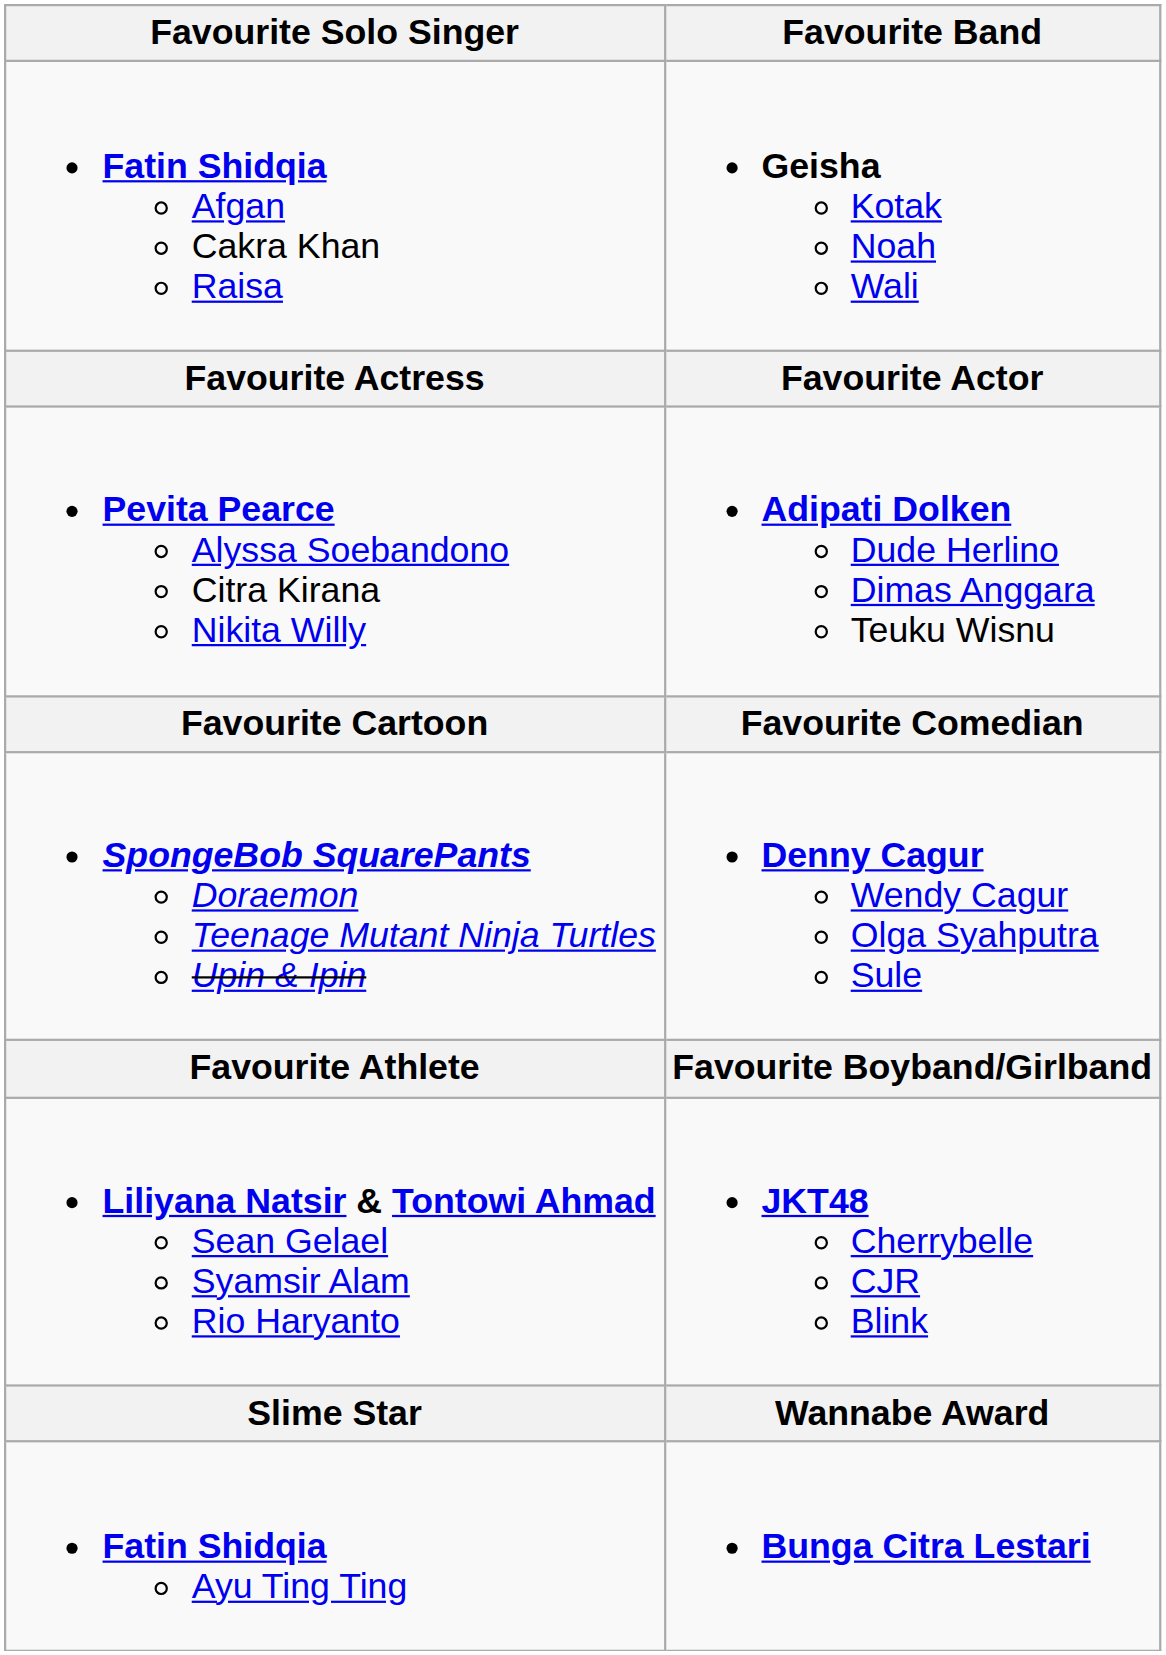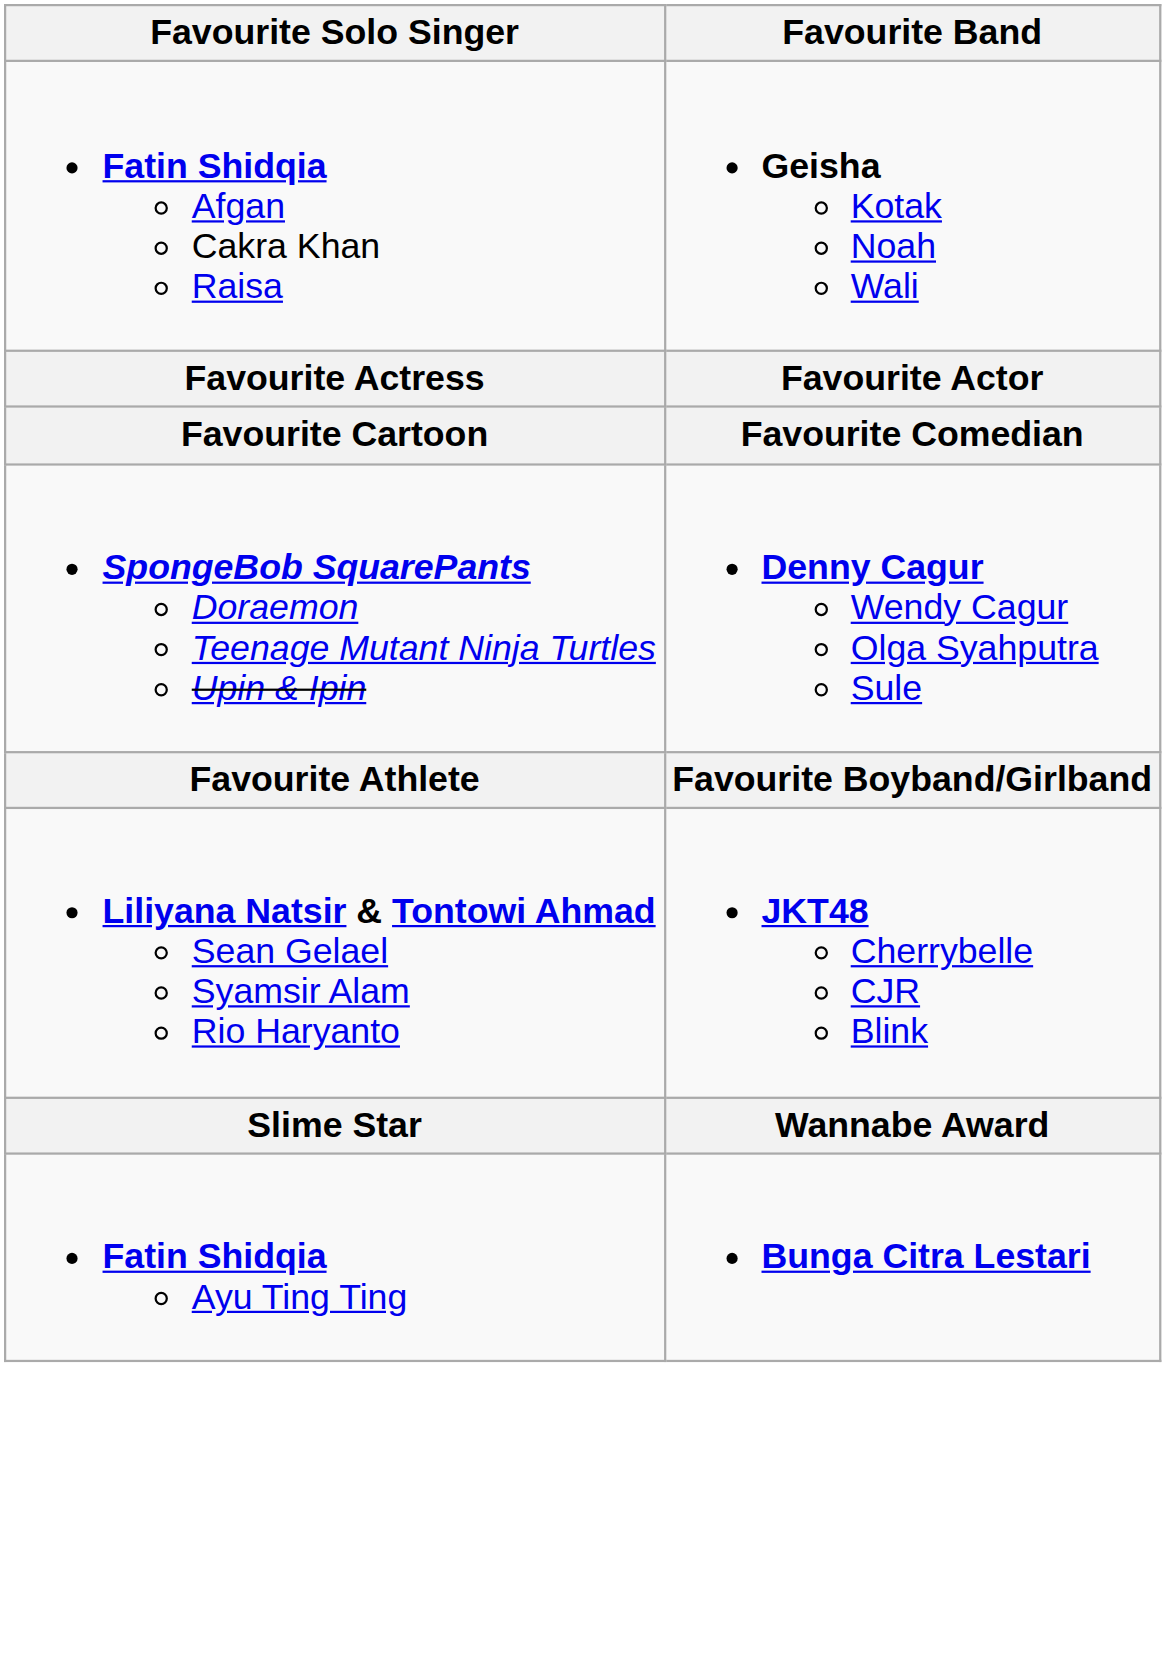- row: (335, 571)
